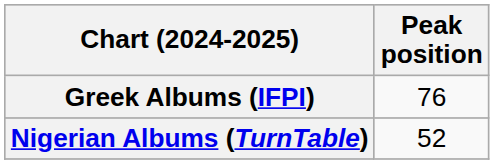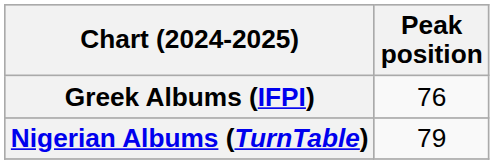(432, 138) 52 -> (432, 138) 79
